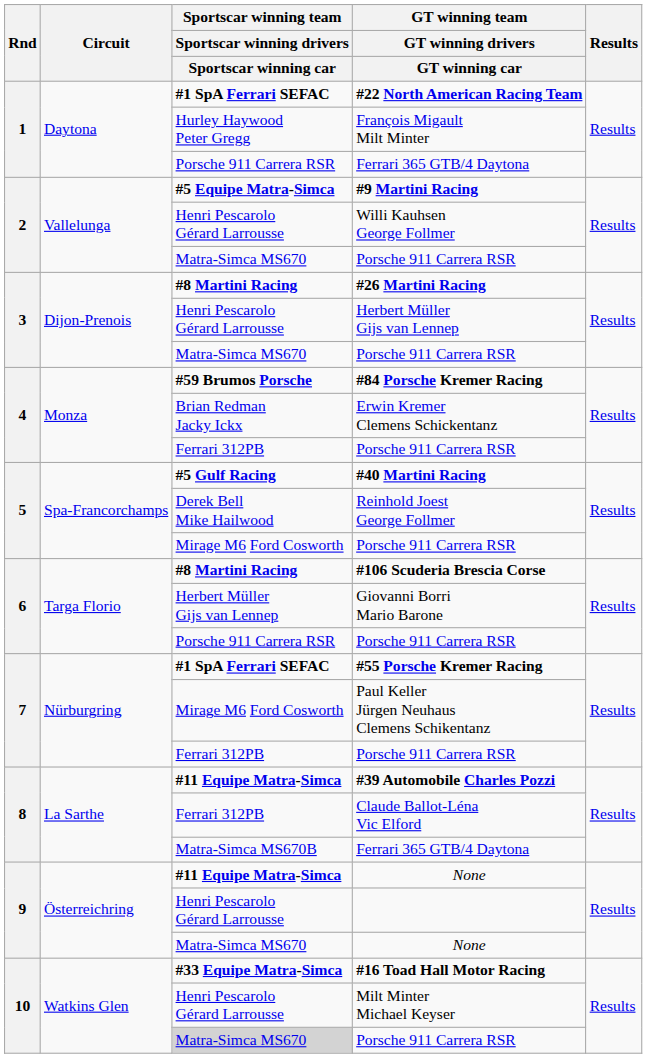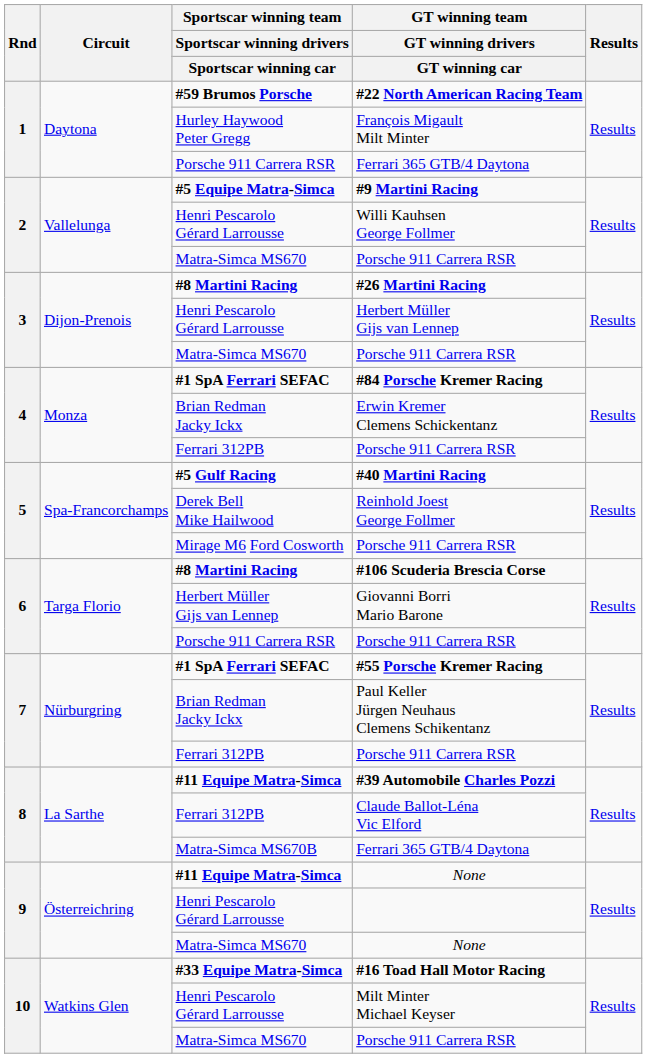(253, 94) #1 SpA Ferrari SEFAC -> (244, 94) #59 Brumos Porsche
(244, 380) #59 Brumos Porsche -> (253, 380) #1 SpA Ferrari SEFAC
(260, 710) Mirage M6 Ford Cosworth -> (221, 710) Brian Redman Jacky Ickx
(241, 1040) lightgrey background -> (241, 1040) no background
